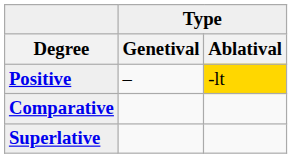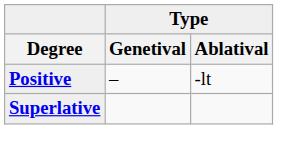(216, 78) gold background -> (203, 78) no background
- row: (61, 108)
